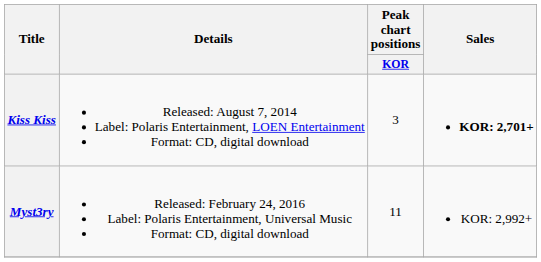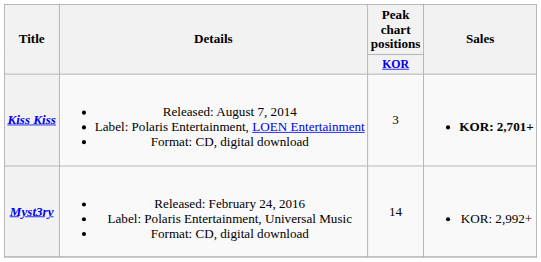(396, 211) 11 -> (396, 211) 14
